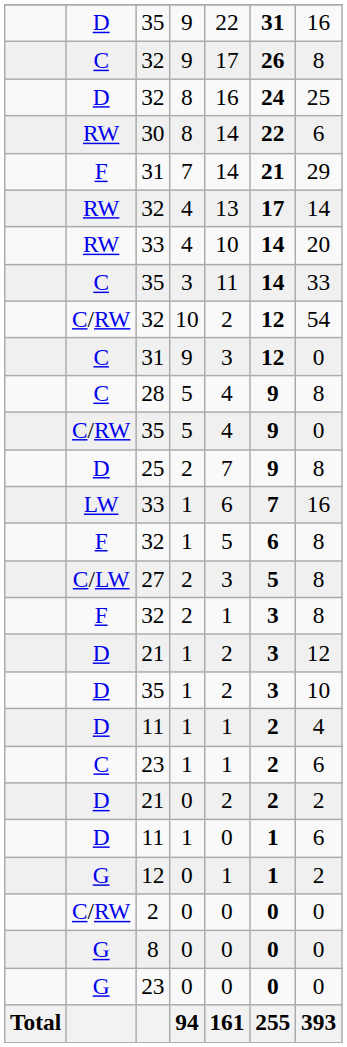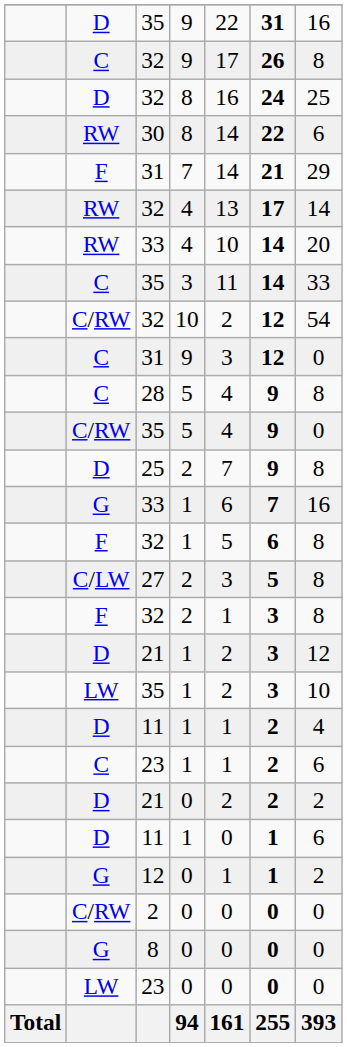(101, 504) LW -> (101, 504) G
(101, 689) D -> (101, 689) LW
(101, 986) G -> (101, 986) LW
